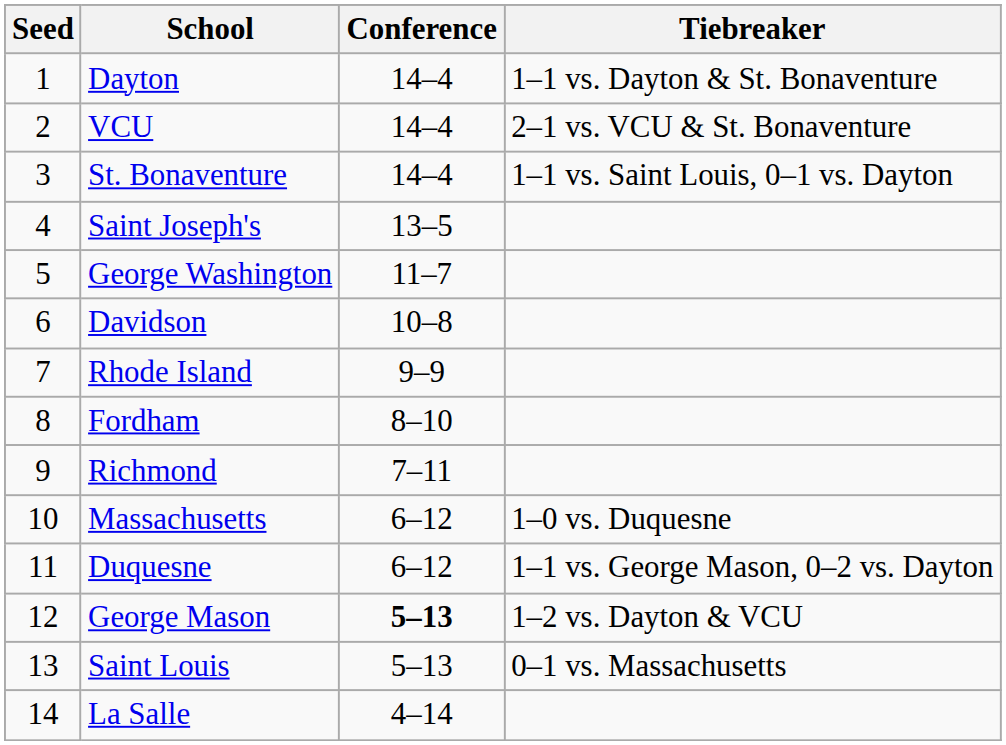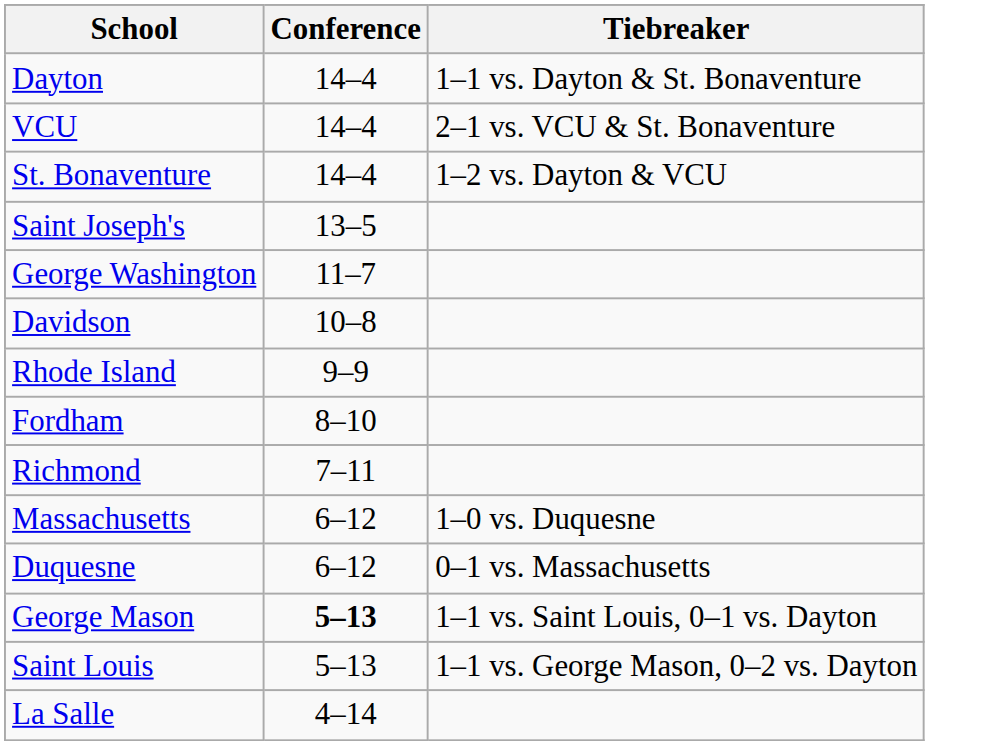- column: (43, 28)
(732, 175) 1–1 vs. Saint Louis, 0–1 vs. Dayton -> (581, 175) 1–2 vs. Dayton & VCU
(752, 567) 1–1 vs. George Mason, 0–2 vs. Dayton -> (573, 567) 0–1 vs. Massachusetts
(657, 616) 1–2 vs. Dayton & VCU -> (656, 616) 1–1 vs. Saint Louis, 0–1 vs. Dayton
(649, 665) 0–1 vs. Massachusetts -> (676, 665) 1–1 vs. George Mason, 0–2 vs. Dayton
